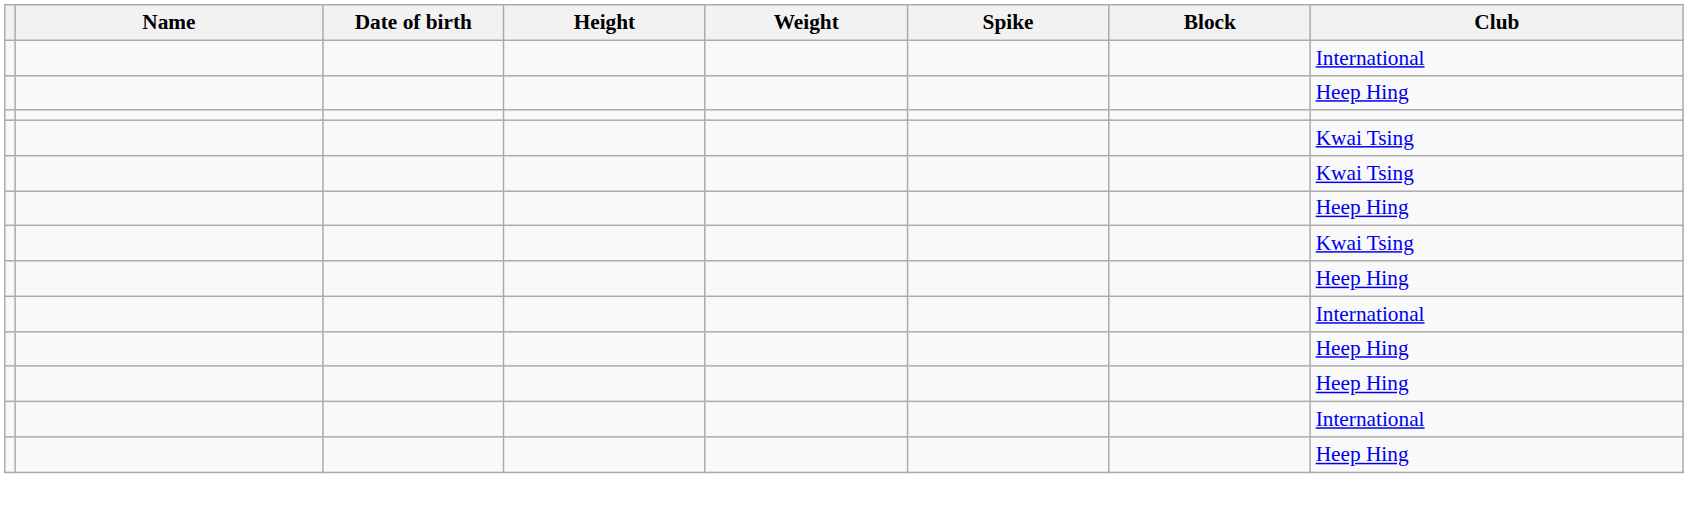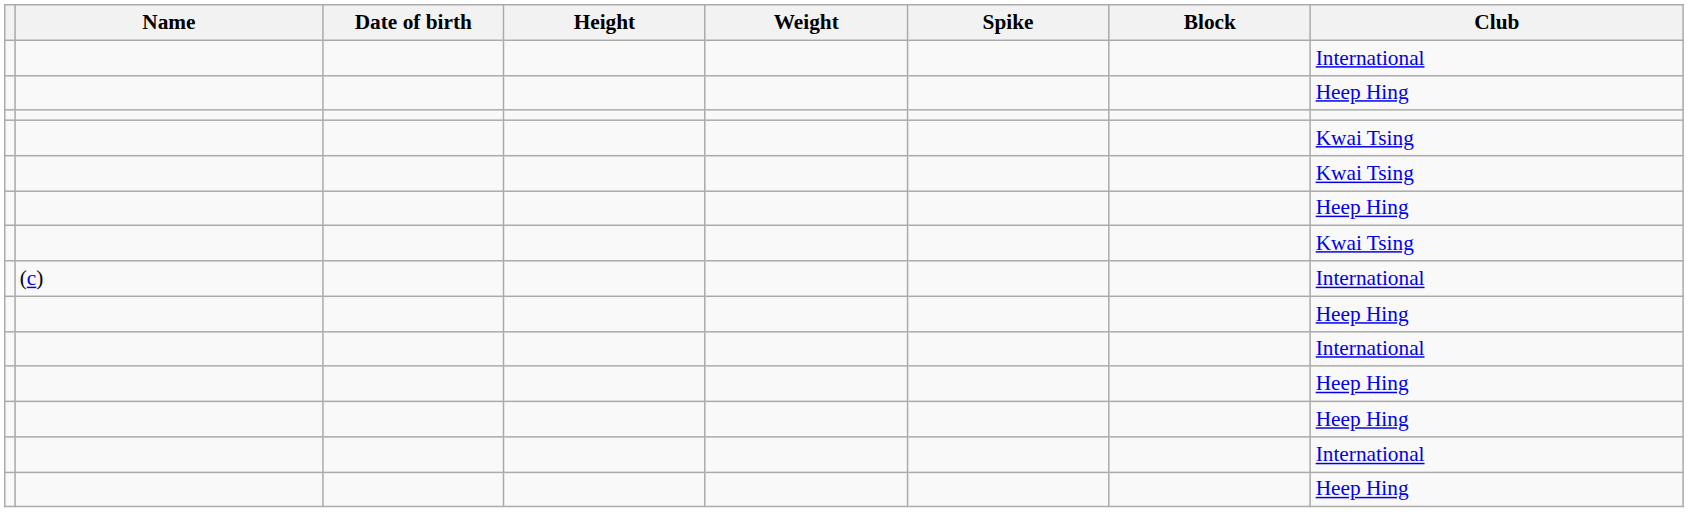+ row: (10, 279)
